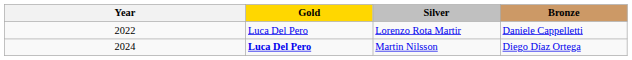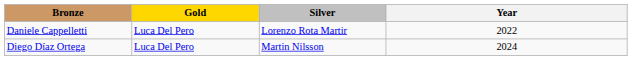columns swapped: (125, 13) <-> (564, 13)
(280, 47) bold -> (164, 47) normal
